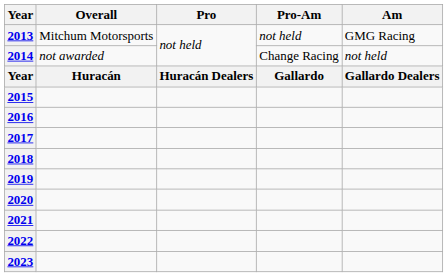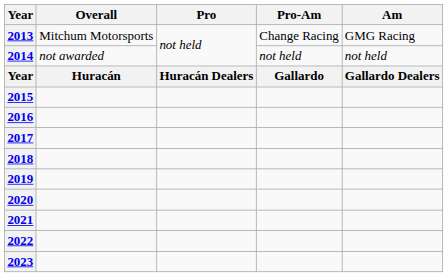(280, 35) not held -> (299, 35) Change Racing
(299, 55) Change Racing -> (280, 55) not held
